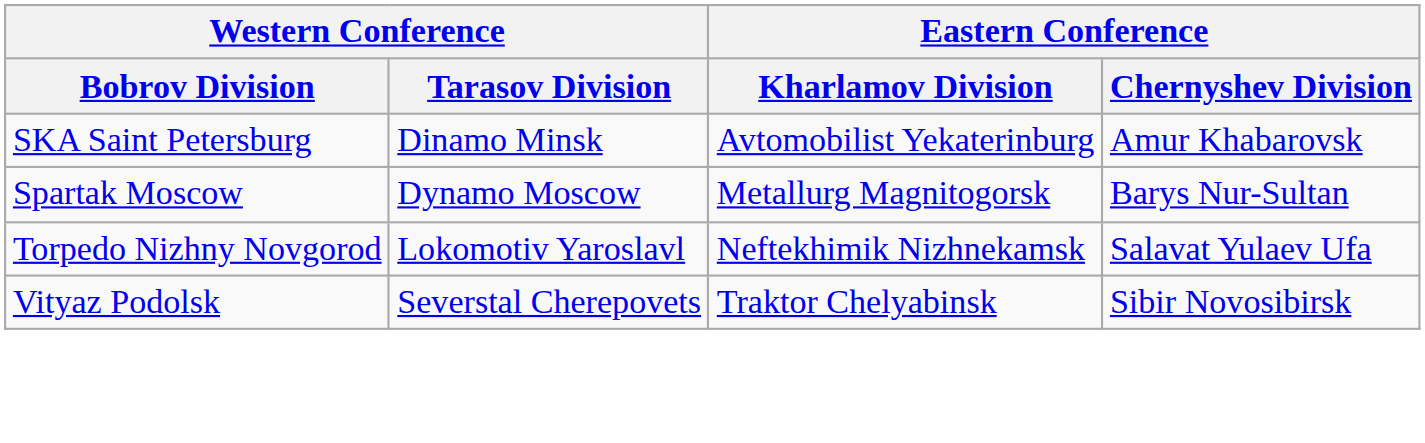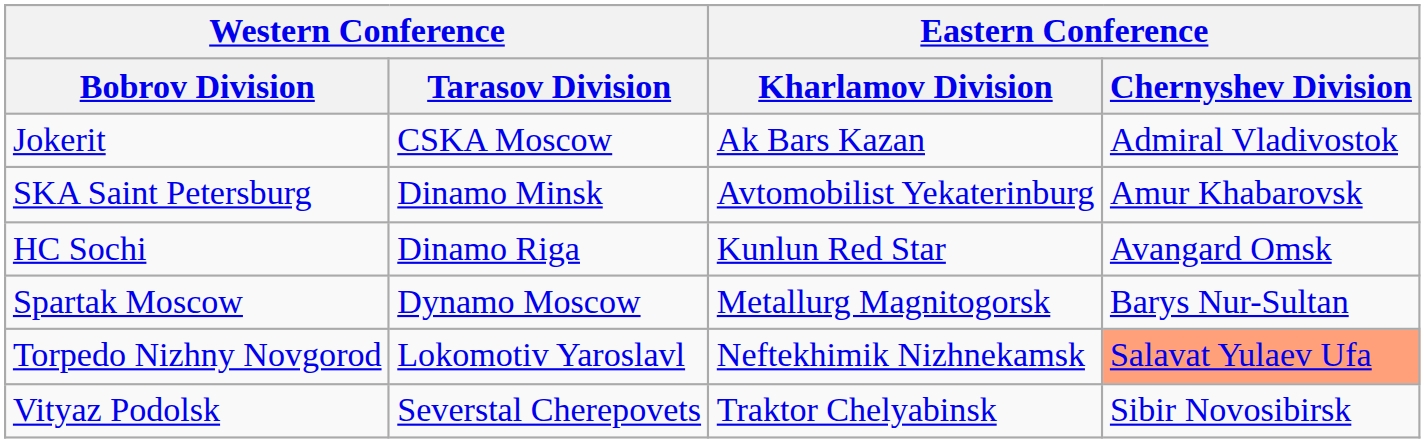+ row: (59, 139)
+ row: (80, 247)
(1241, 247) no background -> (1241, 355) lightsalmon background
